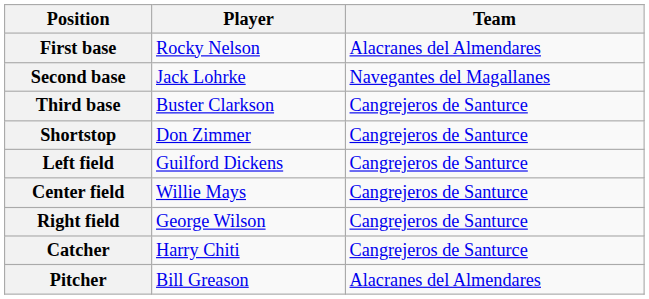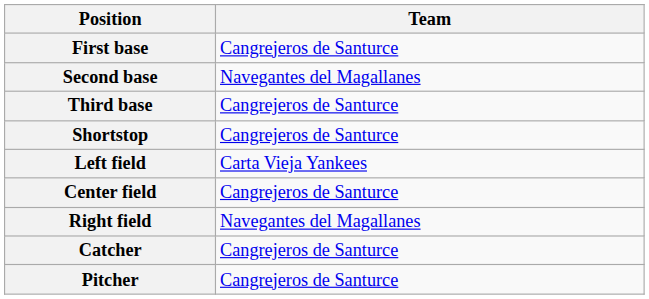- column: (249, 18)
(445, 47) Alacranes del Almendares -> (309, 47) Cangrejeros de Santurce
(439, 163) Cangrejeros de Santurce -> (293, 163) Carta Vieja Yankees
(439, 221) Cangrejeros de Santurce -> (320, 221) Navegantes del Magallanes
(445, 279) Alacranes del Almendares -> (309, 279) Cangrejeros de Santurce
